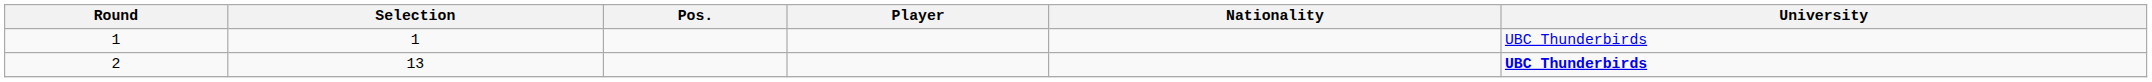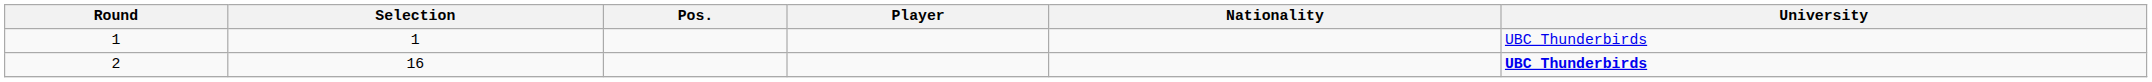(415, 65) 13 -> (415, 65) 16
